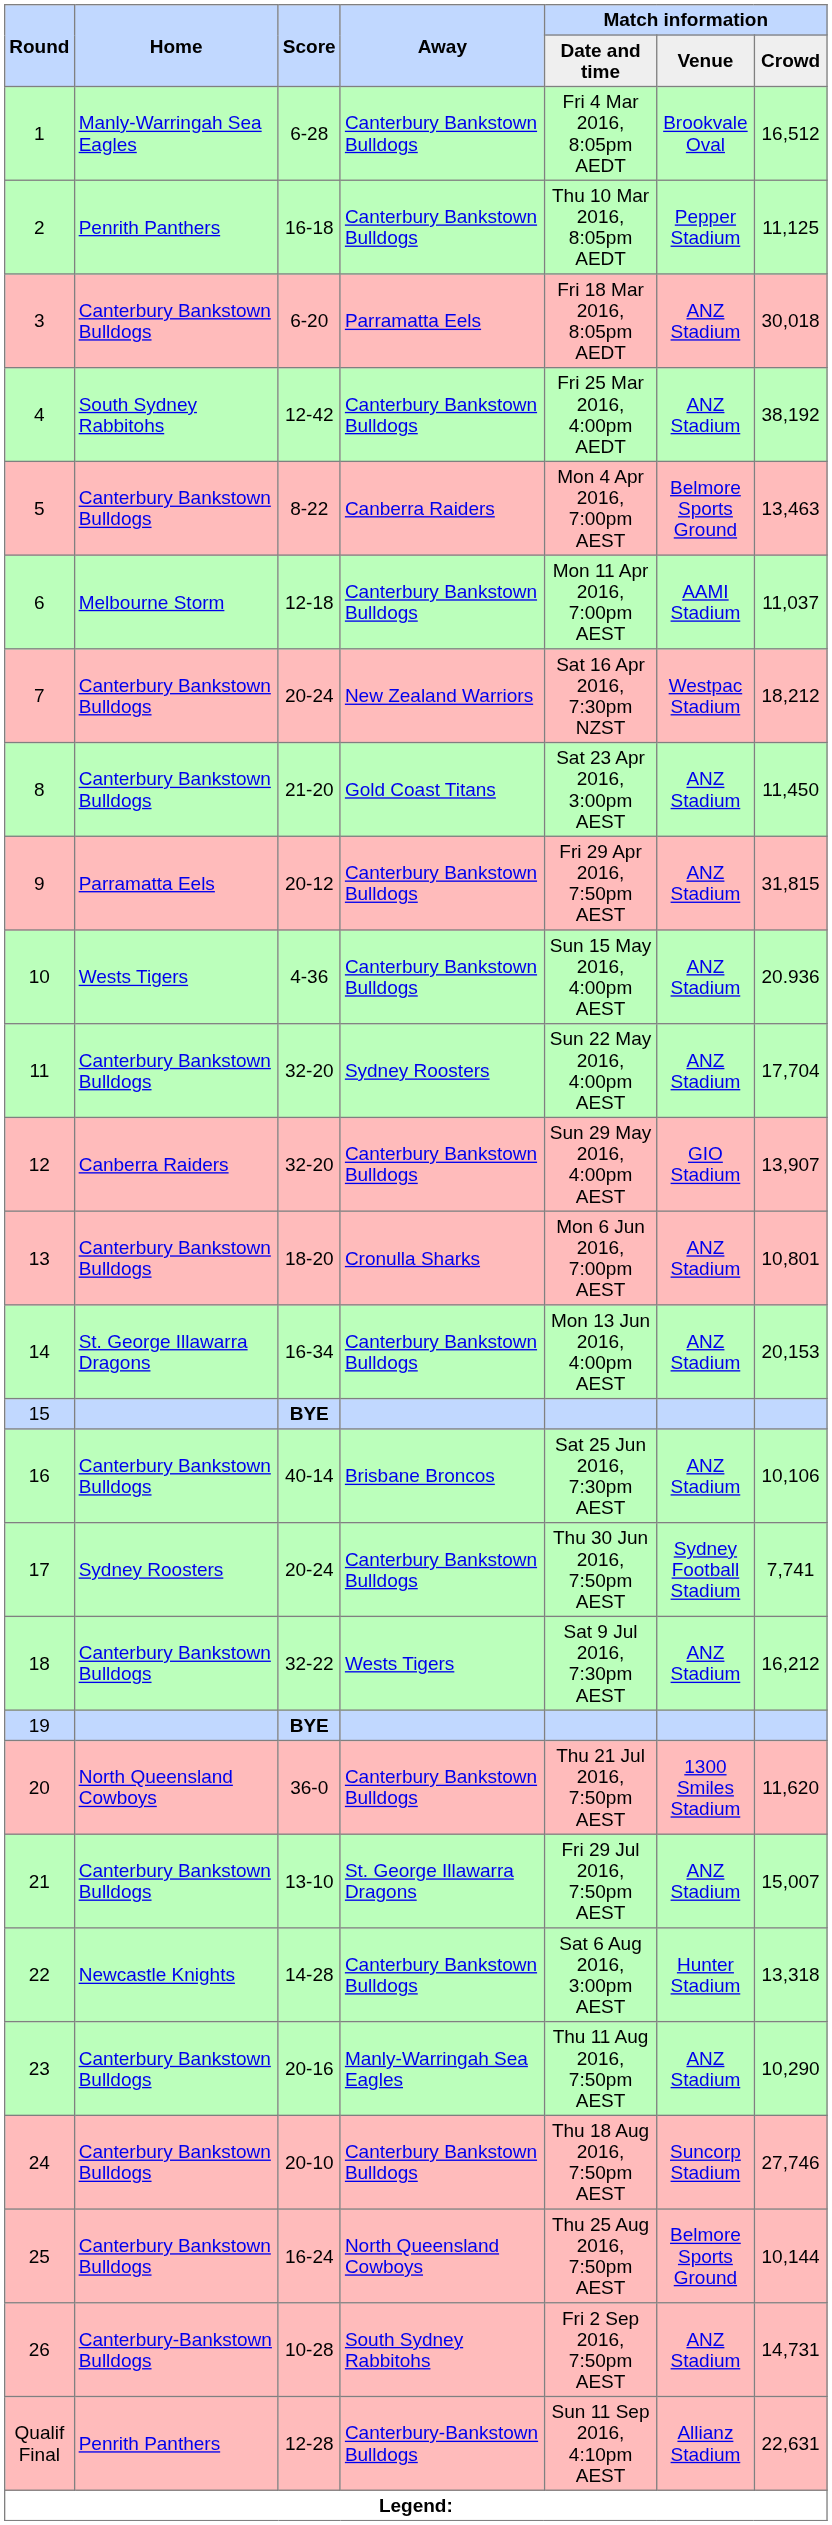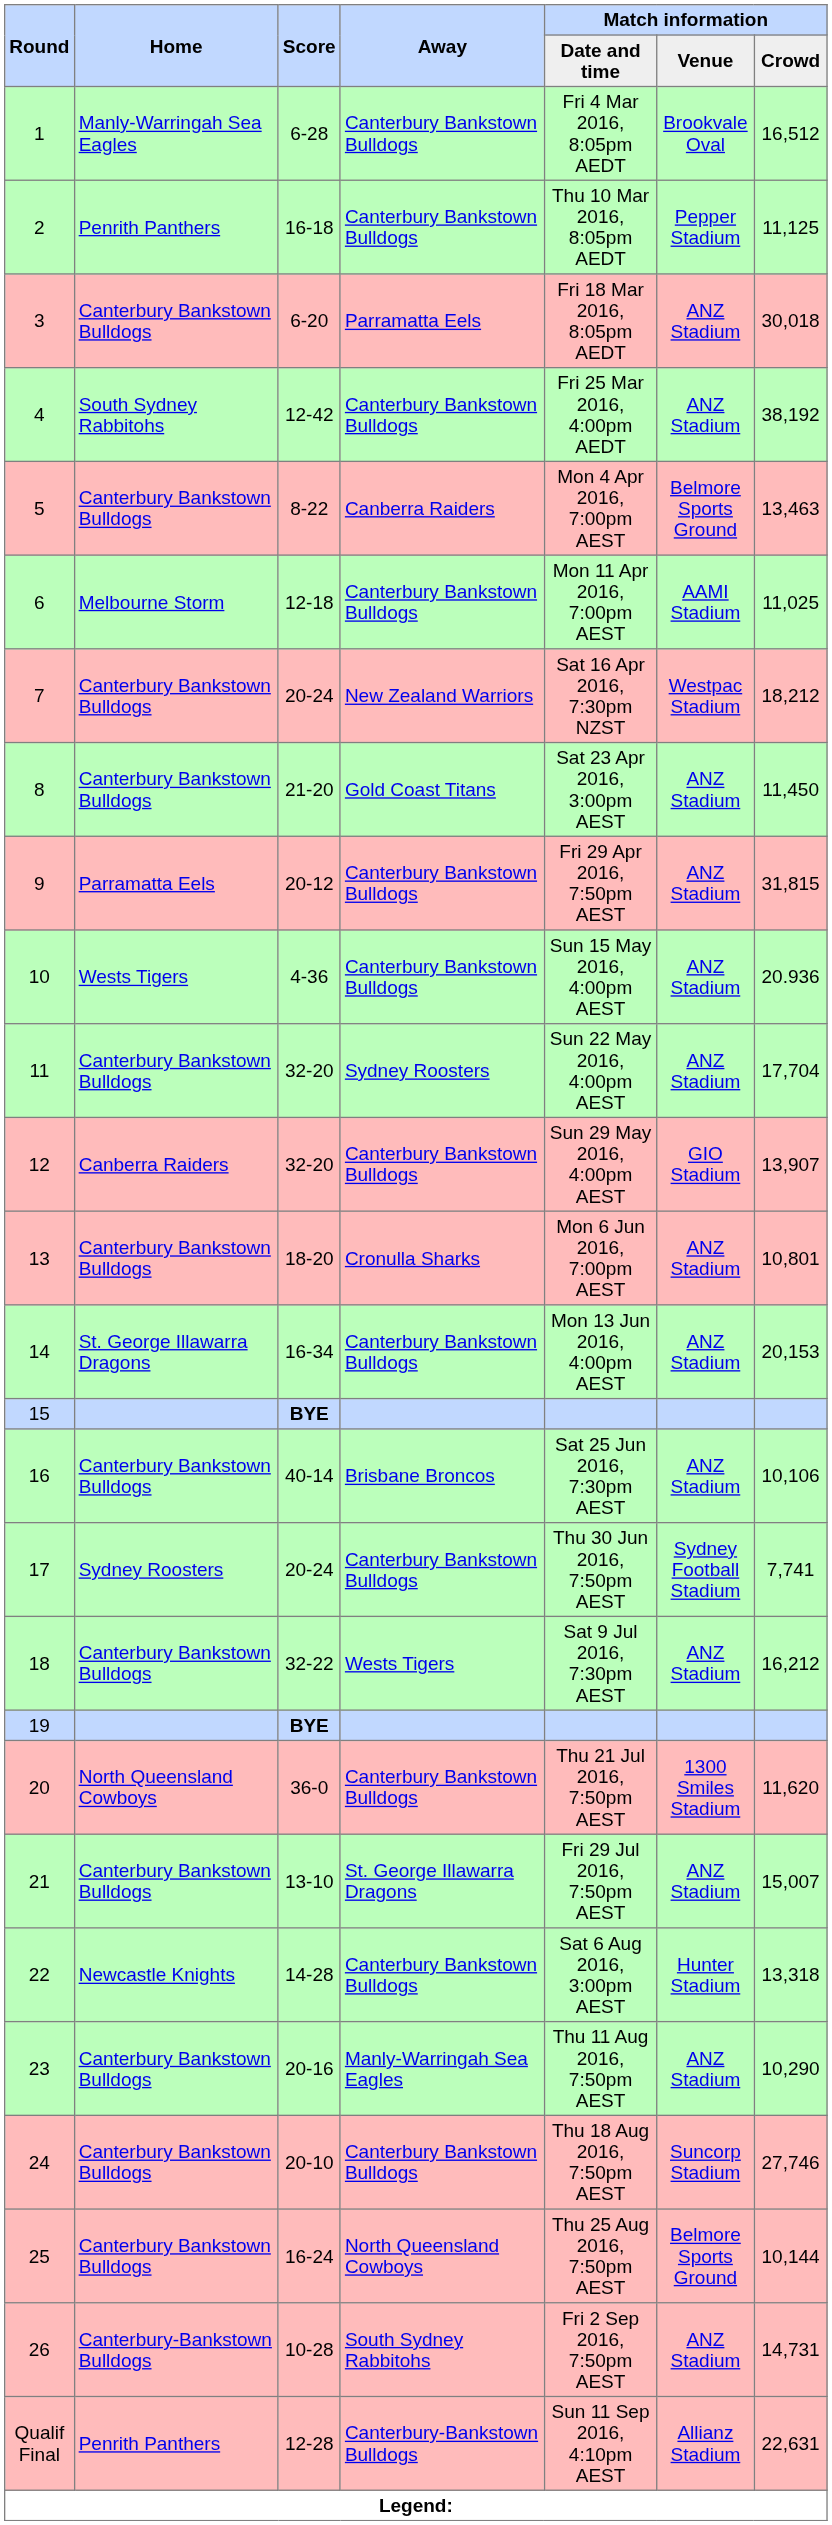(791, 602) 11,037 -> (791, 602) 11,025
